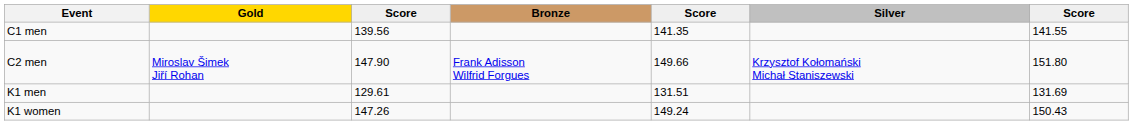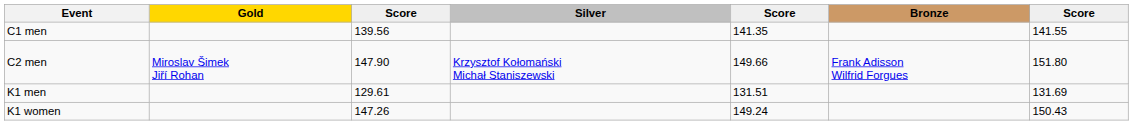columns swapped: (890, 13) <-> (551, 13)
